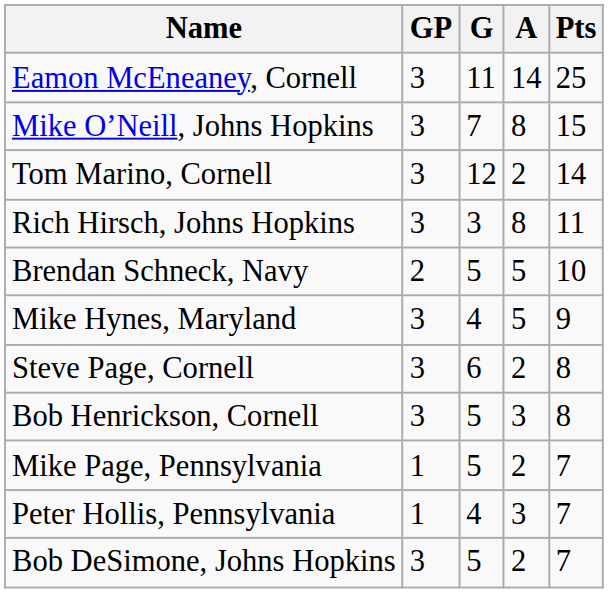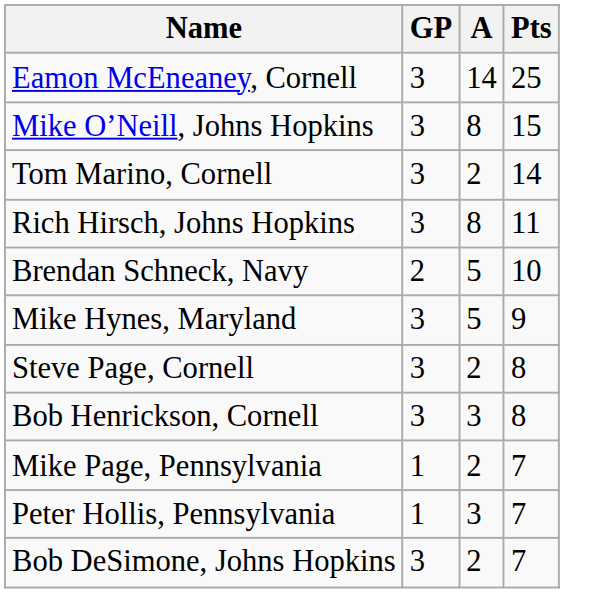- column: (482, 28)
